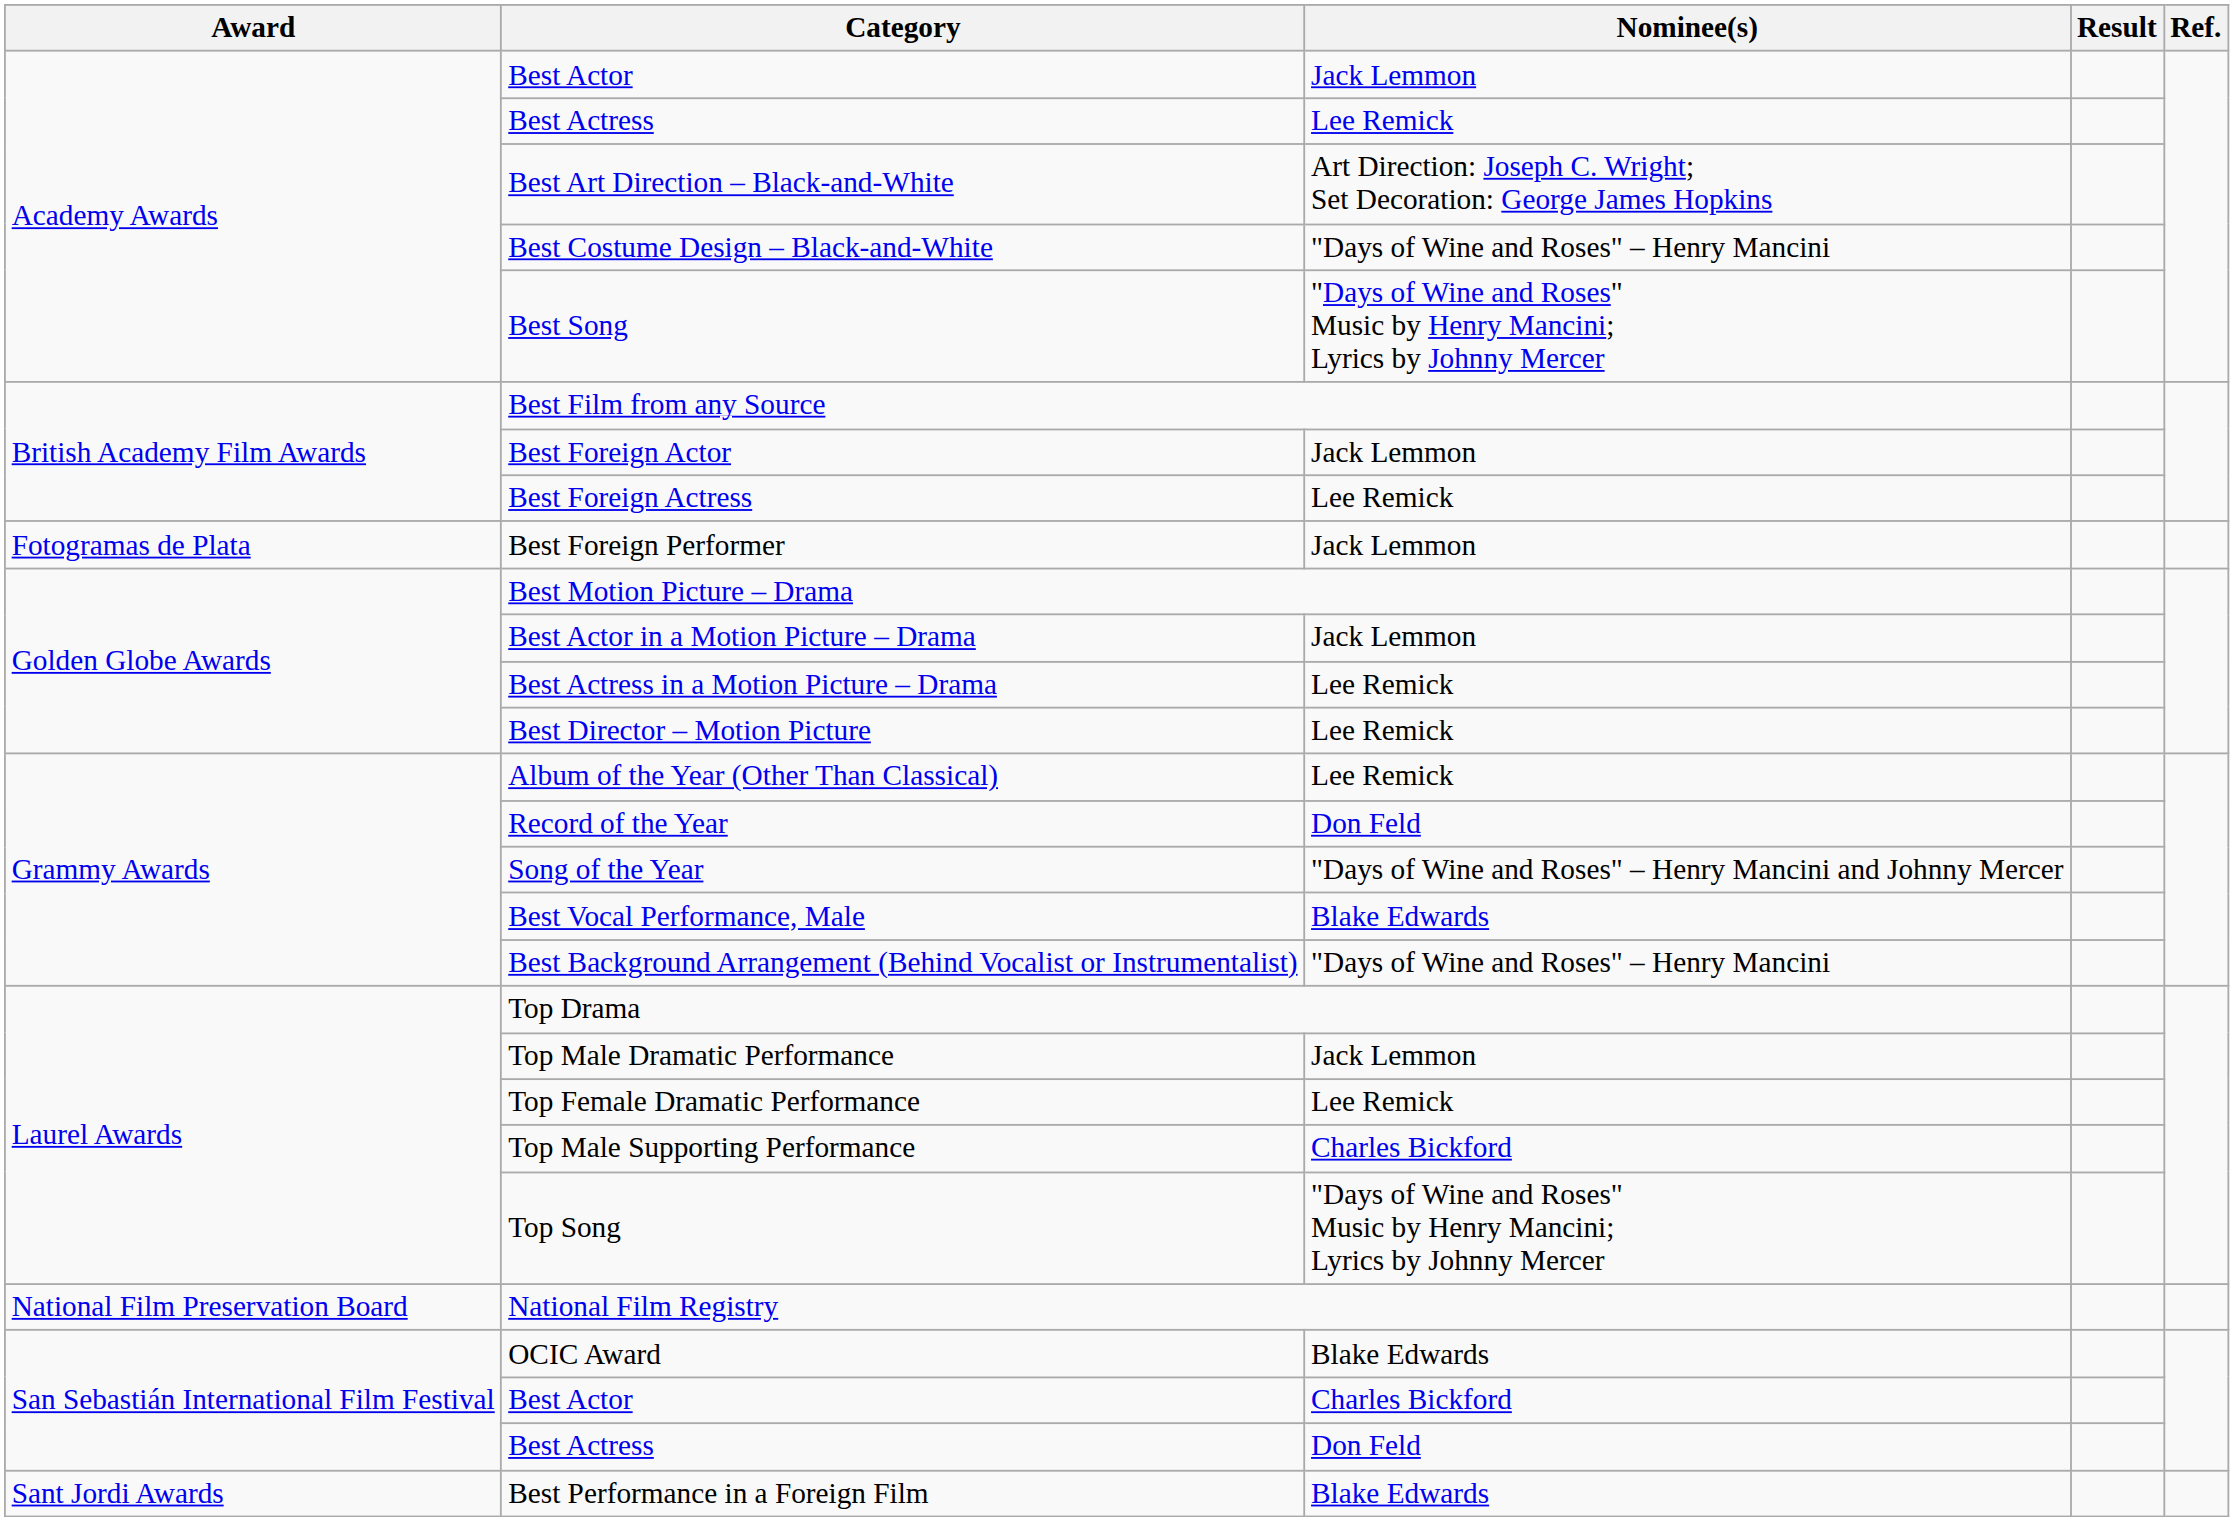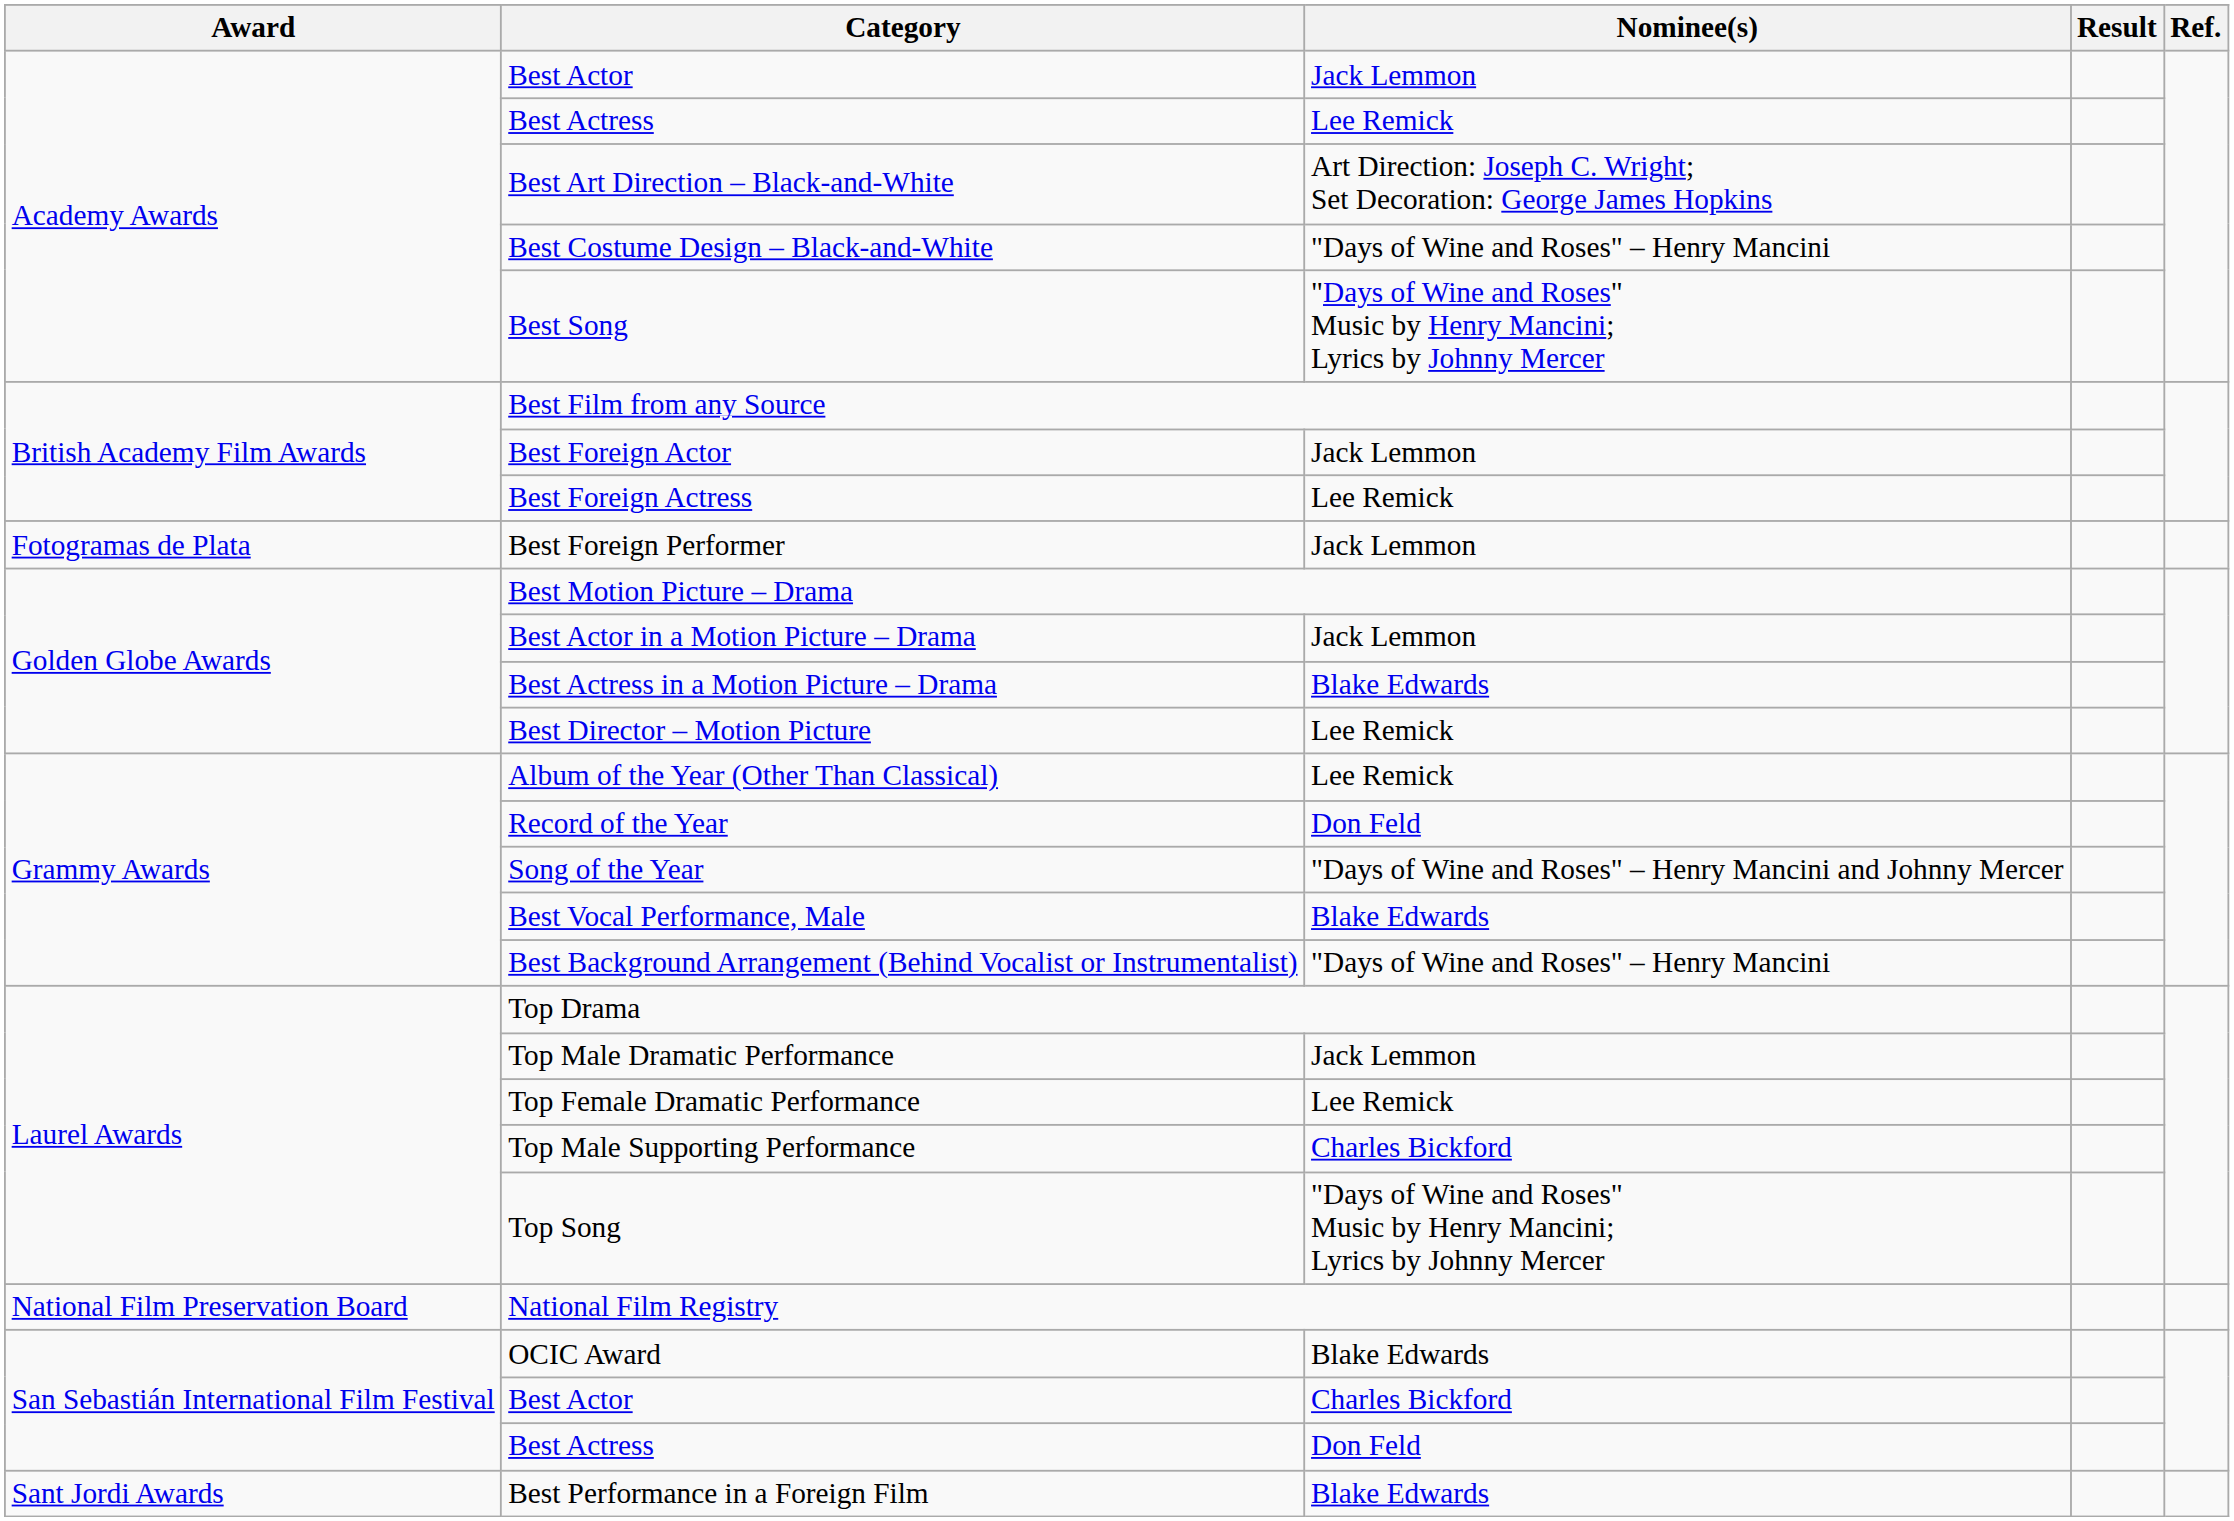(1382, 683) Lee Remick -> (1400, 683) Blake Edwards
